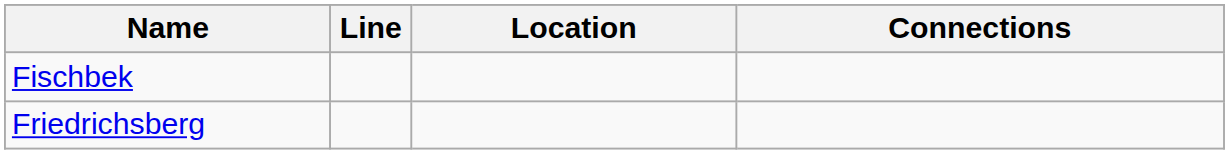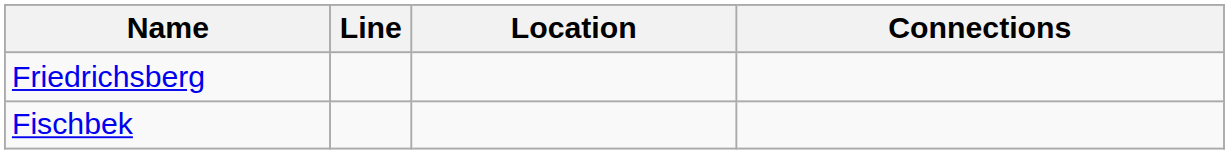rows swapped: (72, 76) <-> (109, 124)
